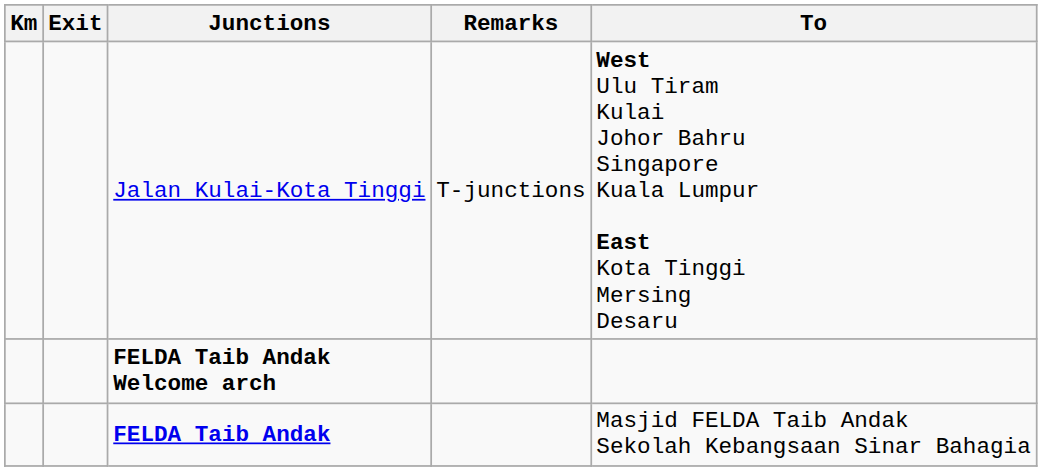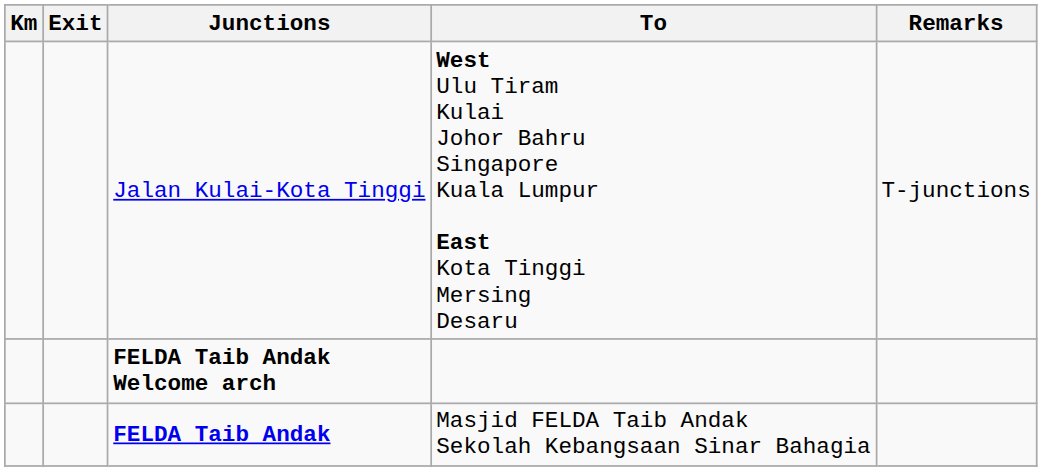columns swapped: (814, 23) <-> (511, 23)
